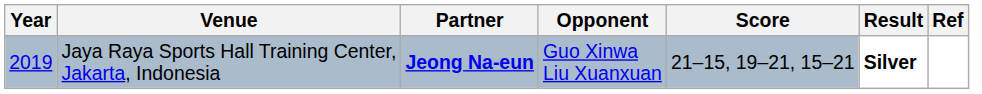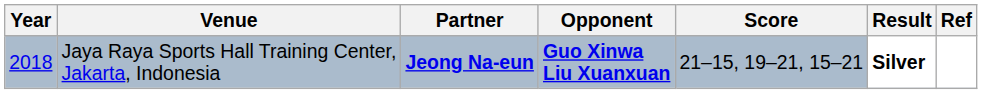(31, 62) 2019 -> (31, 62) 2018
(602, 62) normal -> (607, 62) bold
